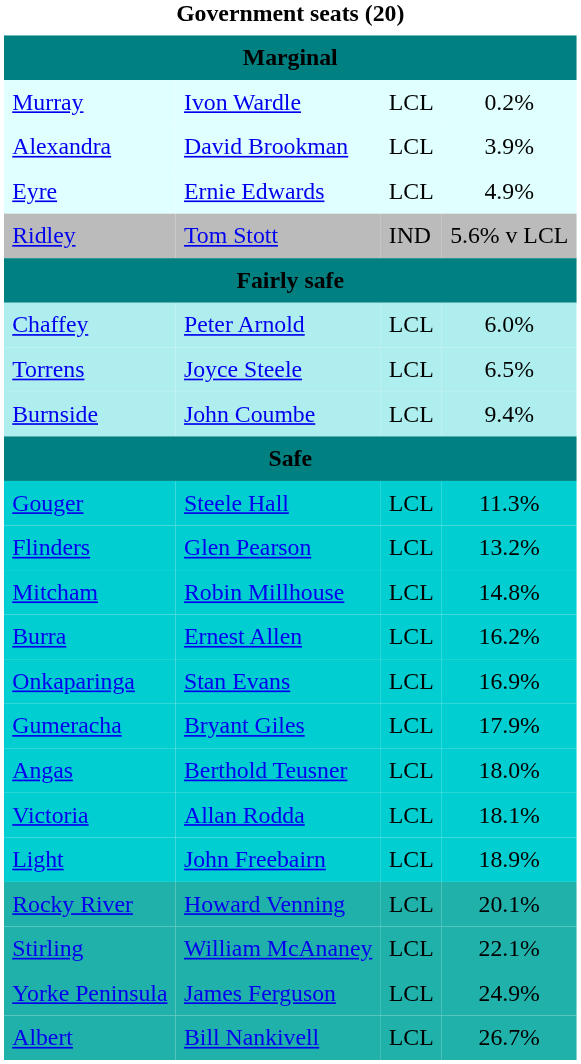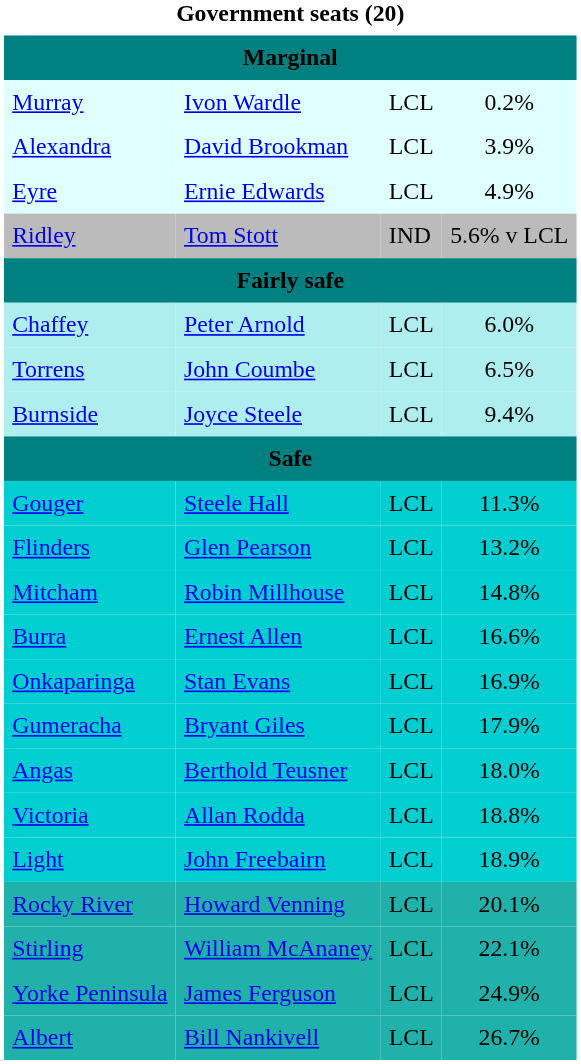(243, 368) Joyce Steele -> (250, 368) John Coumbe
(250, 413) John Coumbe -> (243, 413) Joyce Steele
(509, 636) 16.2% -> (509, 636) 16.6%
(509, 814) 18.1% -> (509, 814) 18.8%
